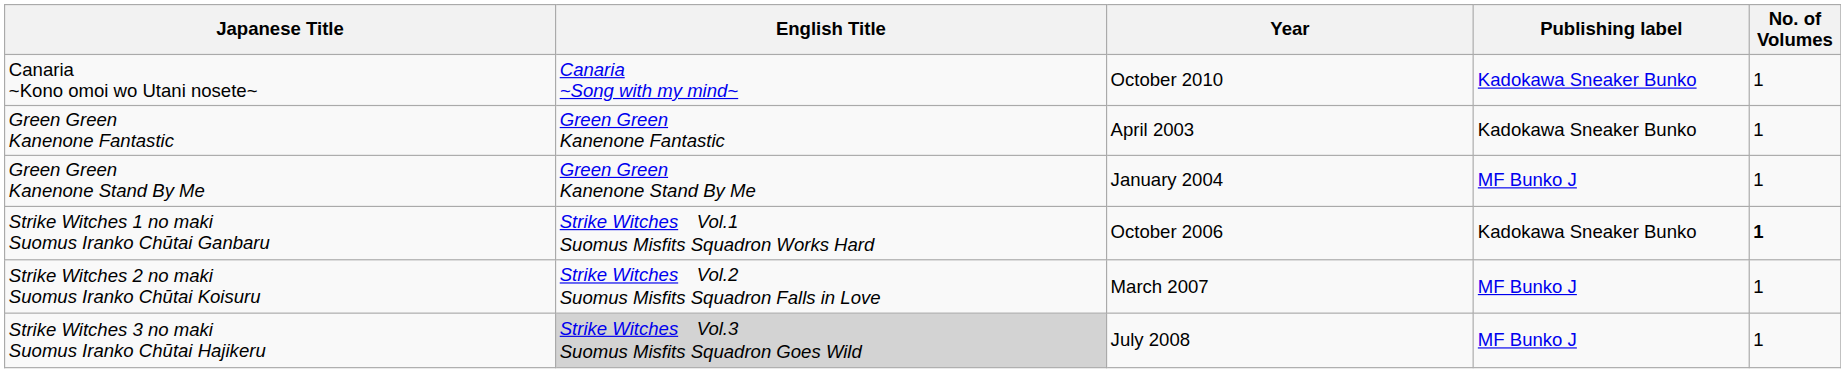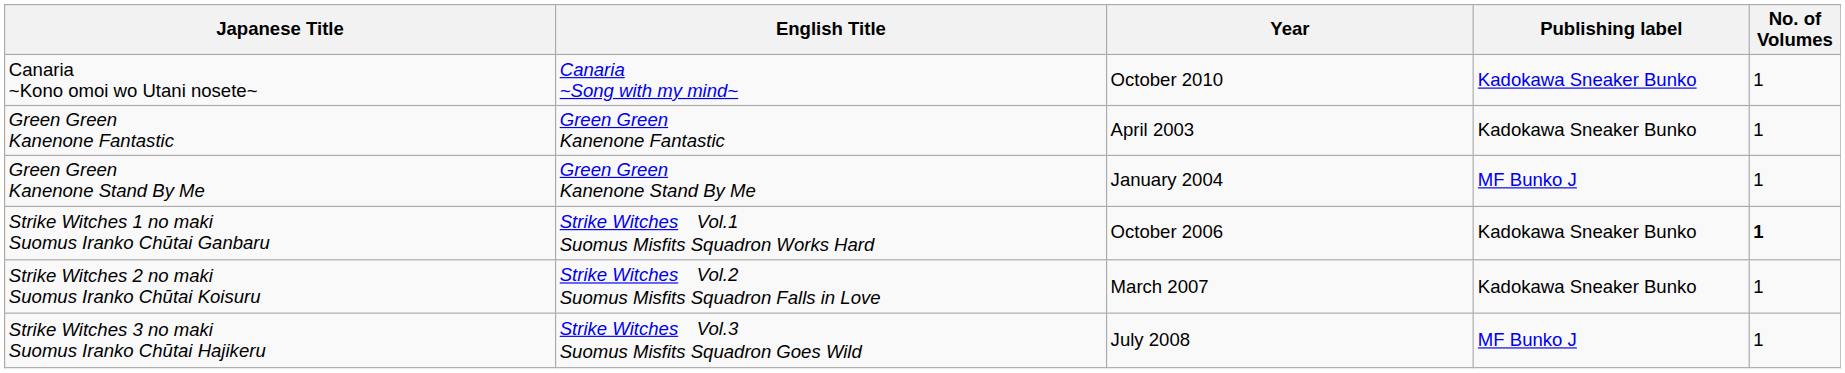(1527, 286) MF Bunko J -> (1587, 286) Kadokawa Sneaker Bunko
(711, 340) lightgrey background -> (711, 340) no background
